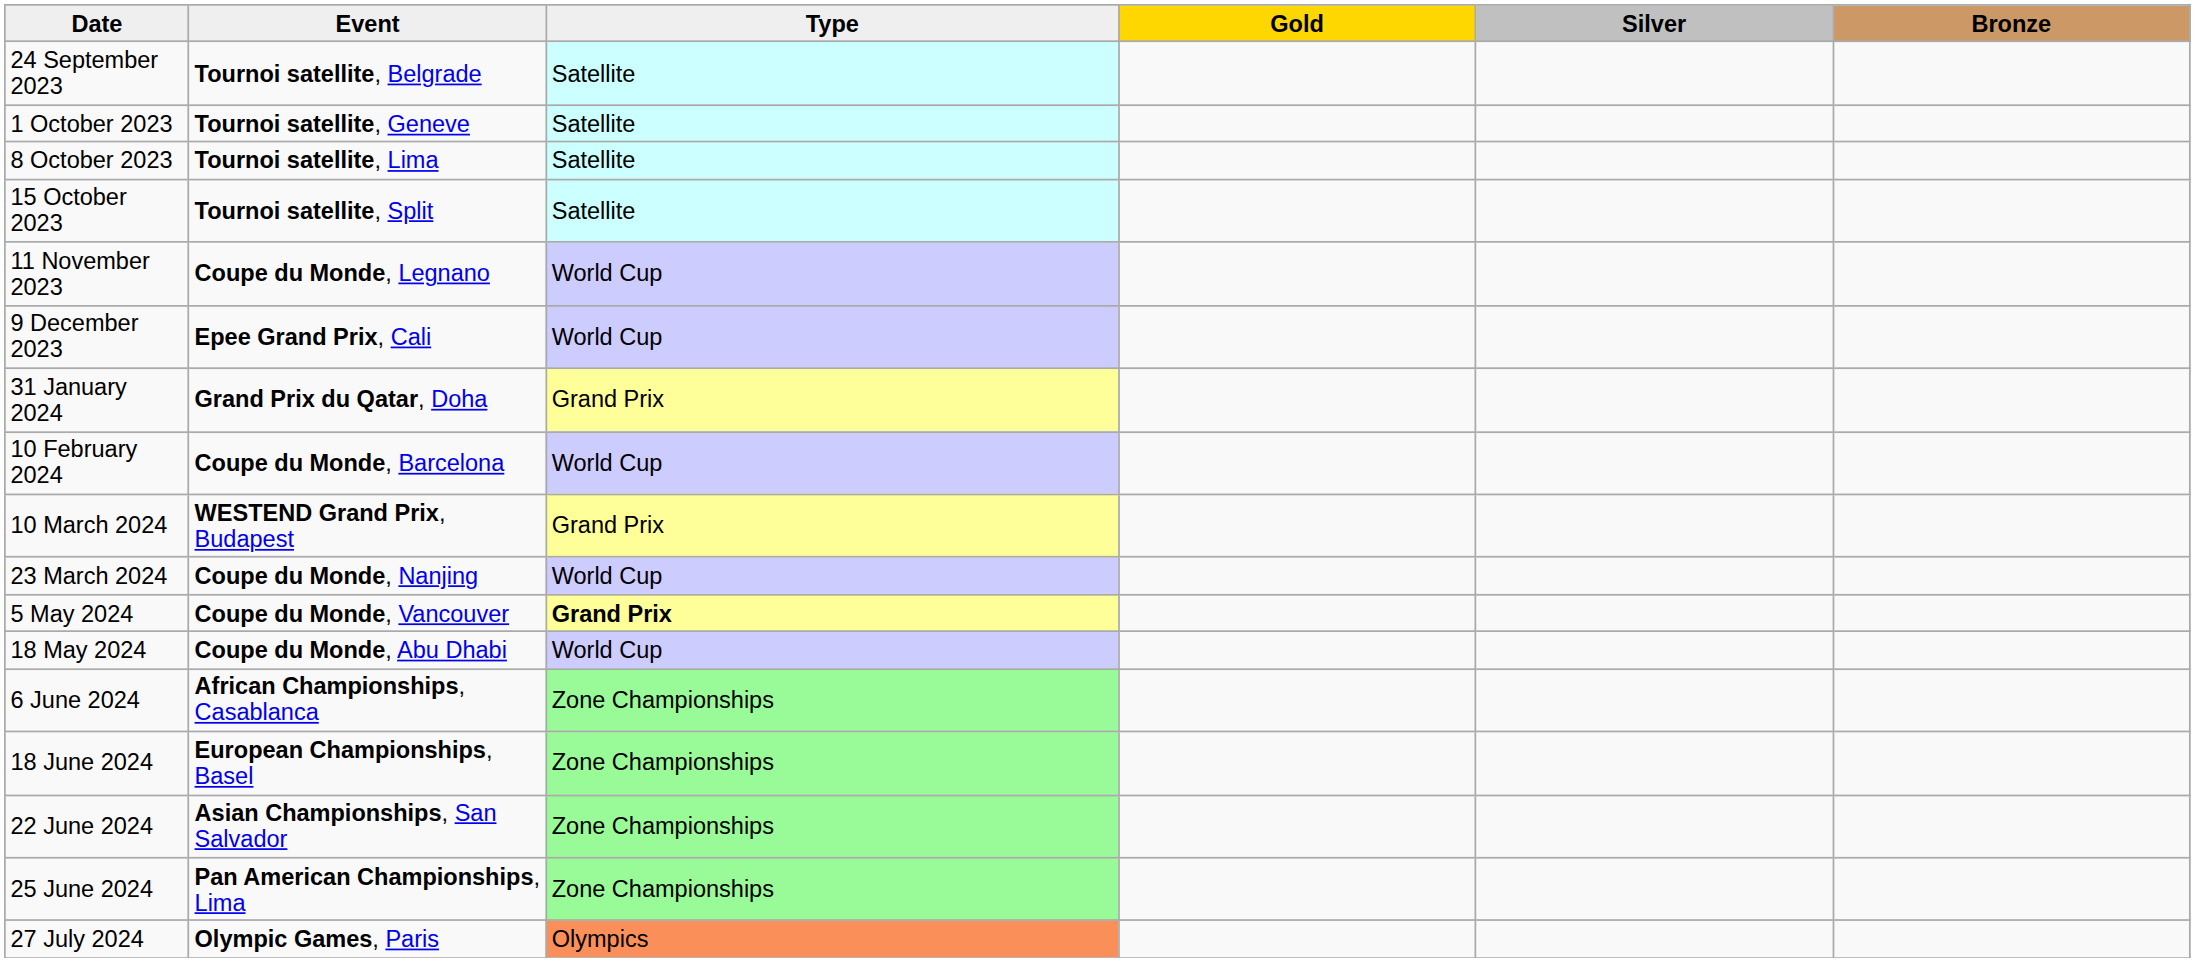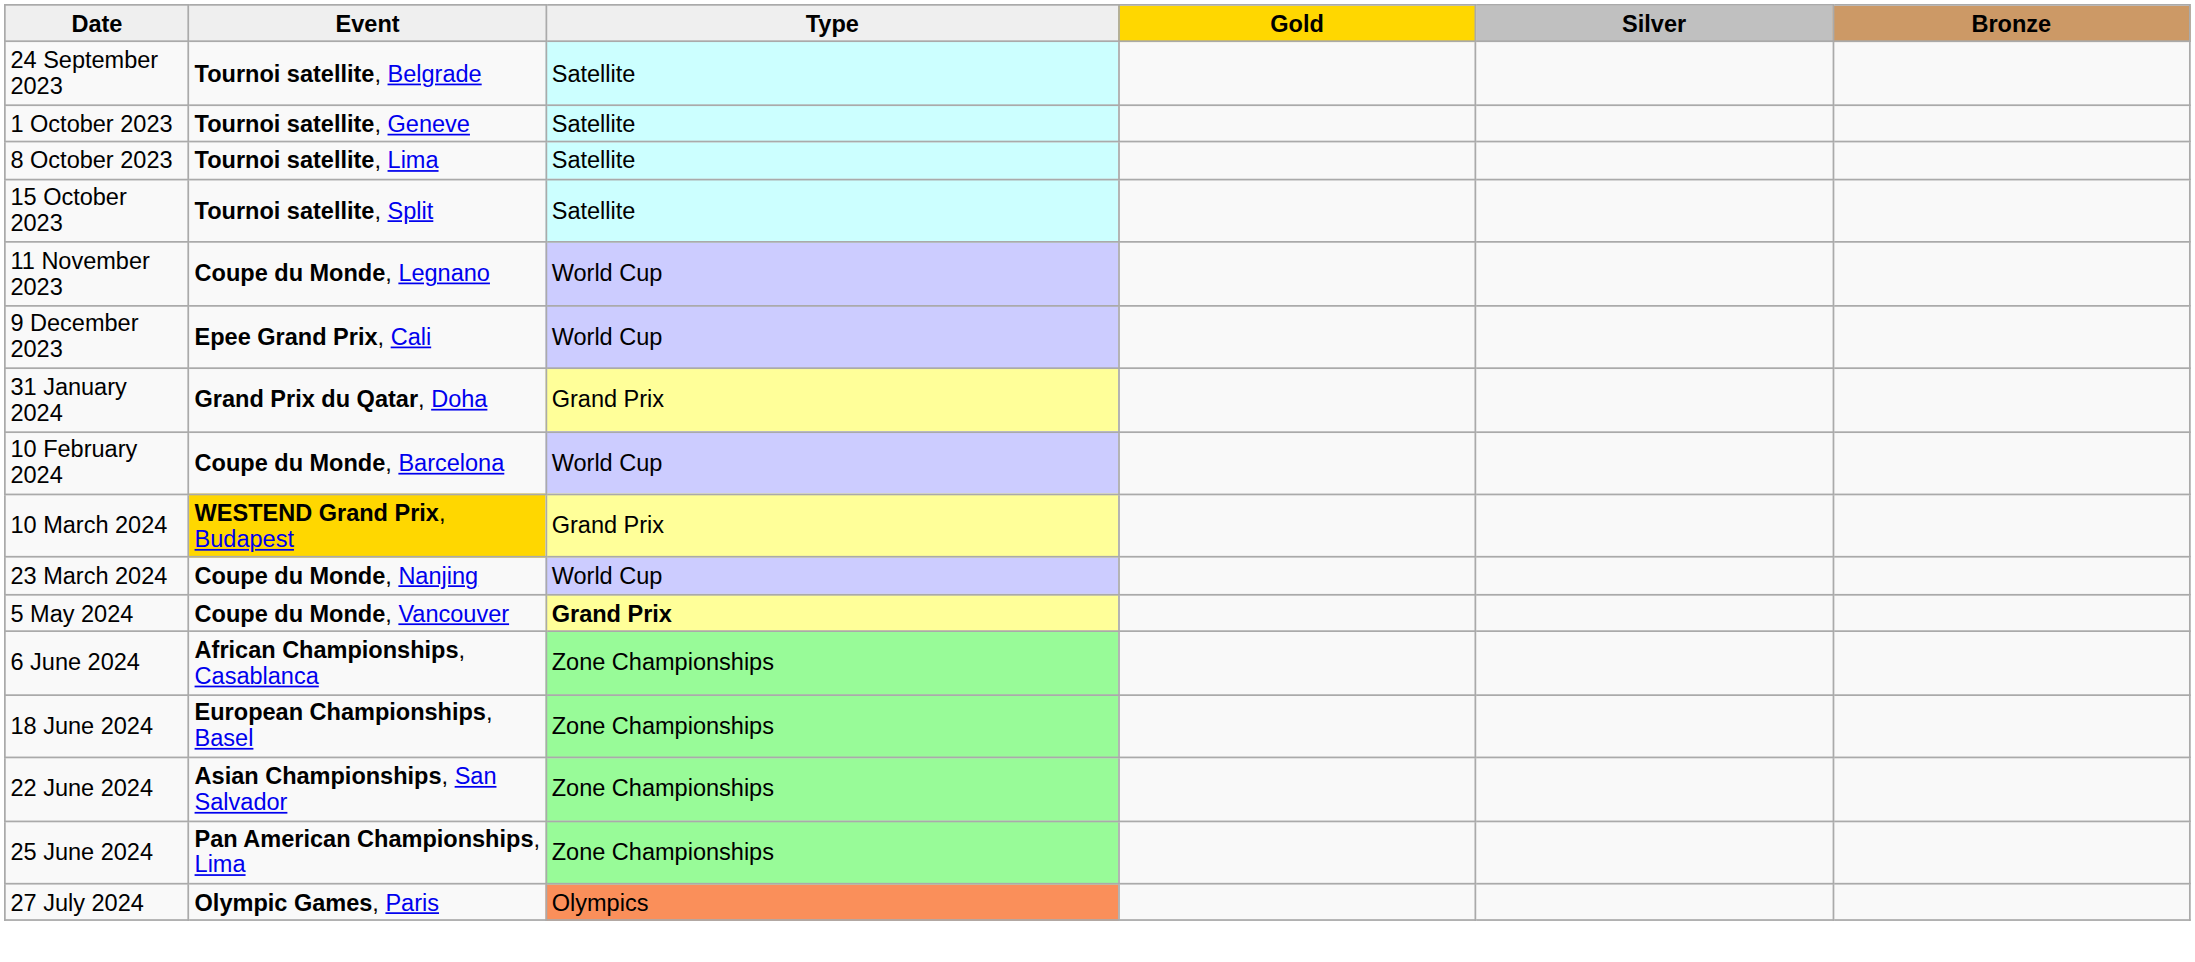(320, 525) no background -> (320, 525) gold background
- row: (78, 650)
